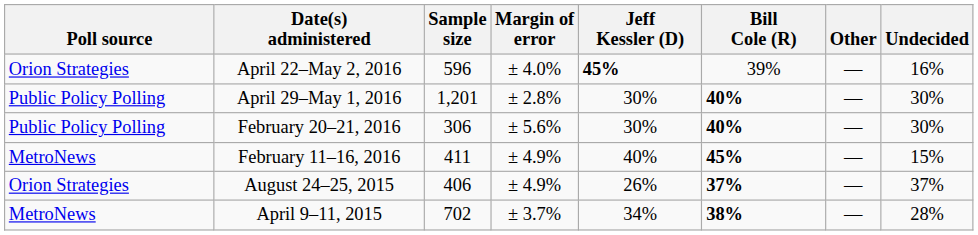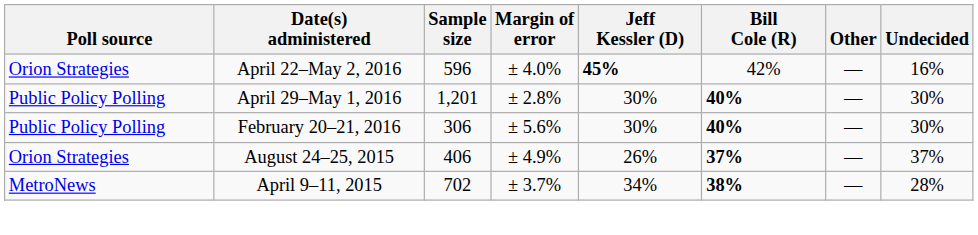(764, 68) 39% -> (764, 68) 42%
- row: (319, 156)
